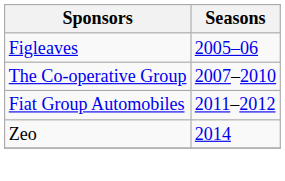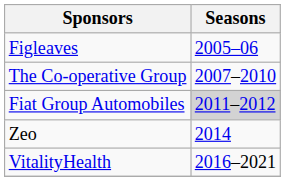(235, 104) no background -> (235, 104) lightgrey background
+ row: (60, 162)
